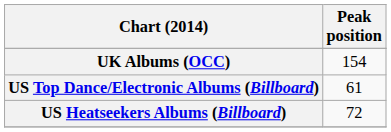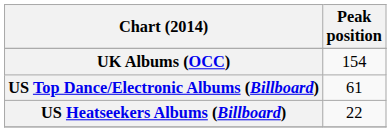(354, 113) 72 -> (354, 113) 22
